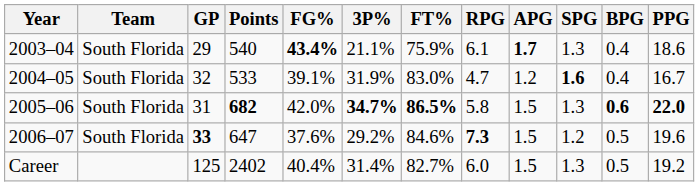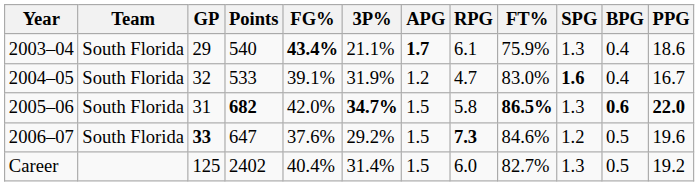columns swapped: (432, 19) <-> (533, 19)
